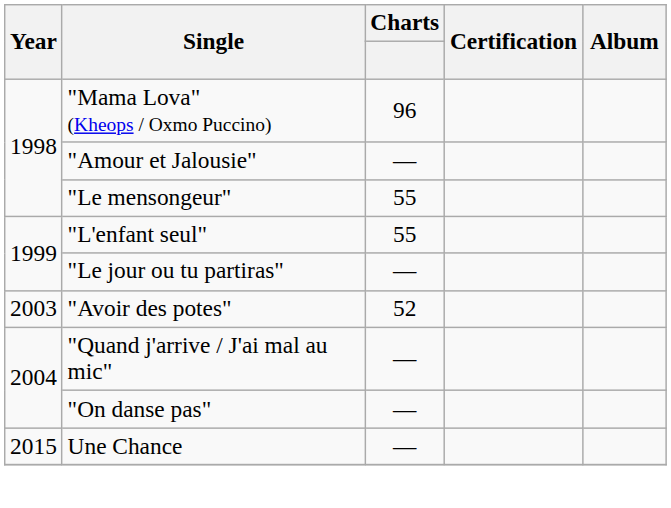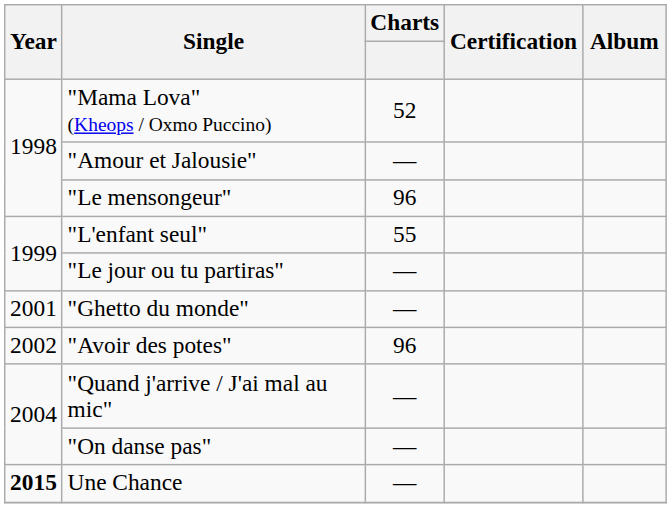(405, 110) 96 -> (405, 110) 52
(405, 197) 55 -> (405, 197) 96
+ row: (158, 308)
(33, 308) 2003 -> (33, 345) 2002
(405, 308) 52 -> (405, 345) 96
(33, 446) normal -> (33, 483) bold
